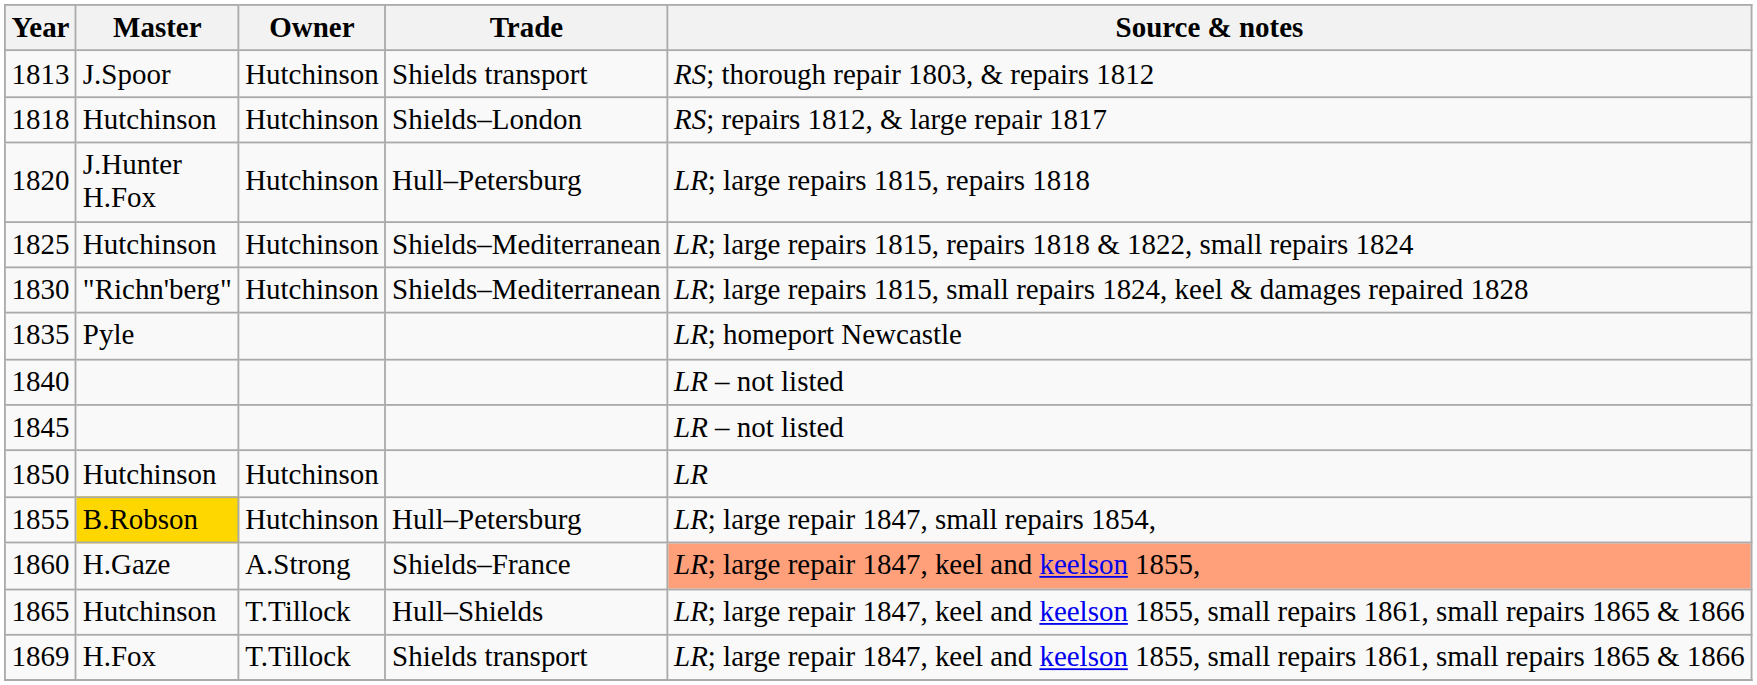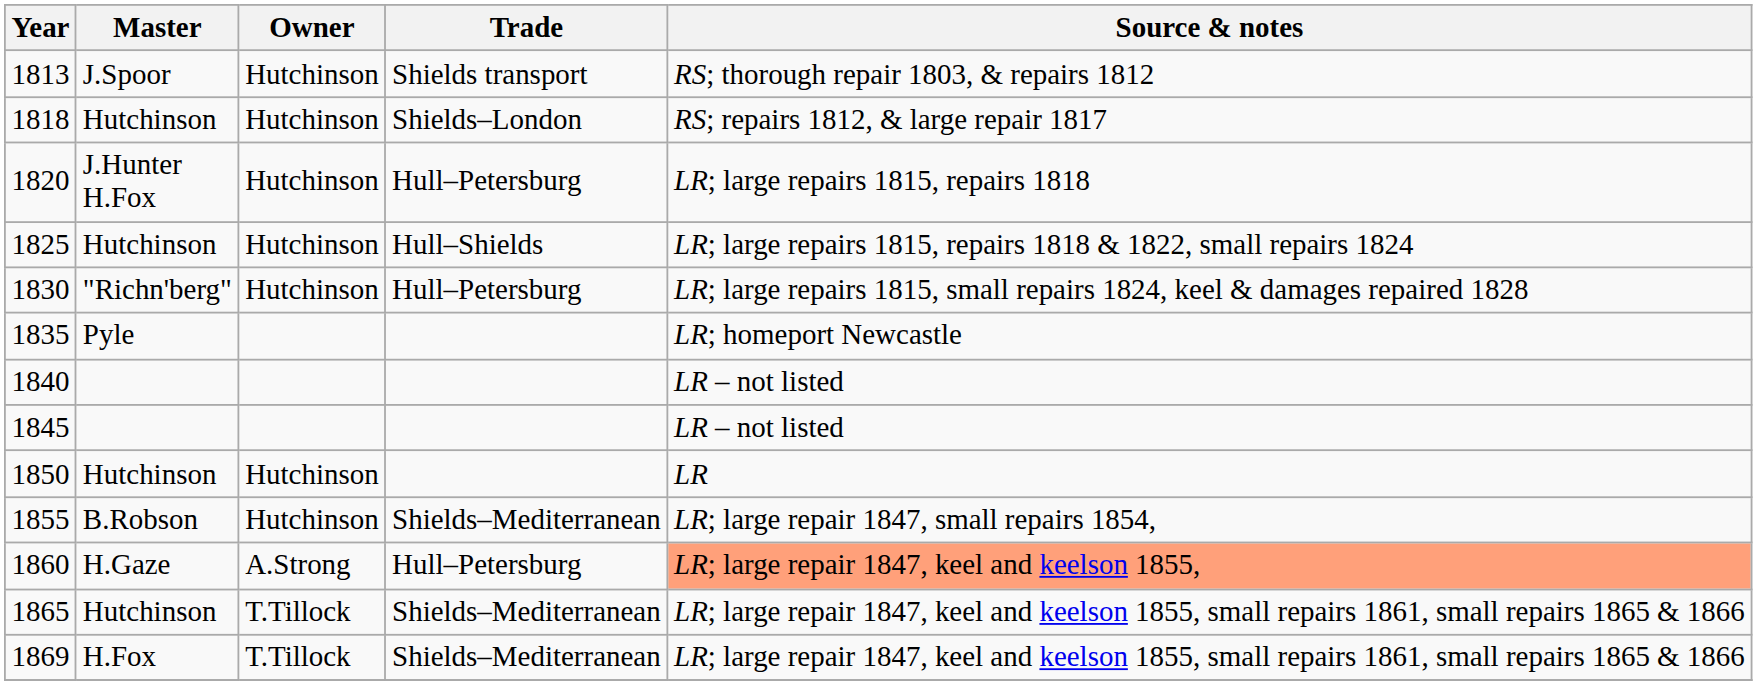(526, 243) Shields–Mediterranean -> (468, 243) Hull–Shields
(526, 289) Shields–Mediterranean -> (487, 289) Hull–Petersburg
(140, 519) gold background -> (140, 519) no background
(487, 519) Hull–Petersburg -> (526, 519) Shields–Mediterranean
(481, 565) Shields–France -> (487, 565) Hull–Petersburg
(468, 611) Hull–Shields -> (526, 611) Shields–Mediterranean
(490, 657) Shields transport -> (526, 657) Shields–Mediterranean
